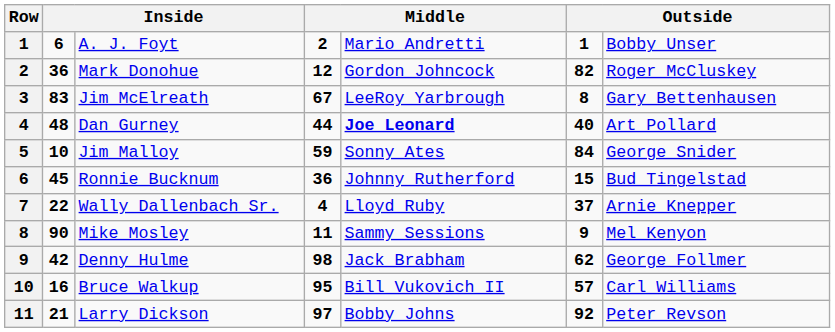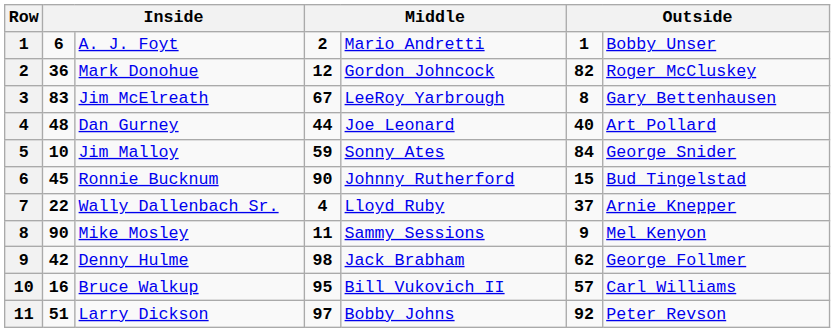(400, 126) bold -> (400, 126) normal
(322, 180) 36 -> (322, 180) 90
(59, 315) 21 -> (59, 315) 51
